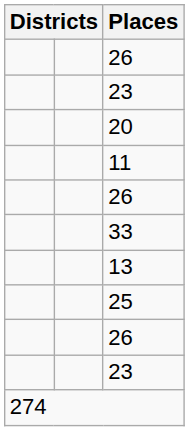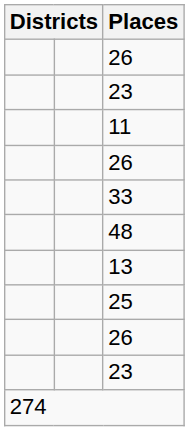- row: (29, 127)
+ row: (29, 232)
